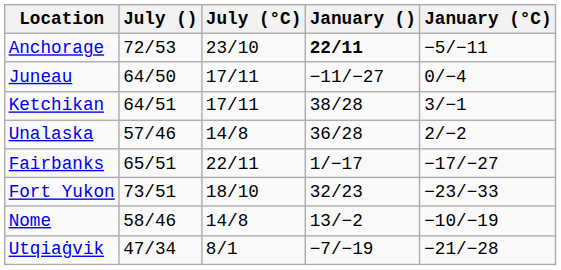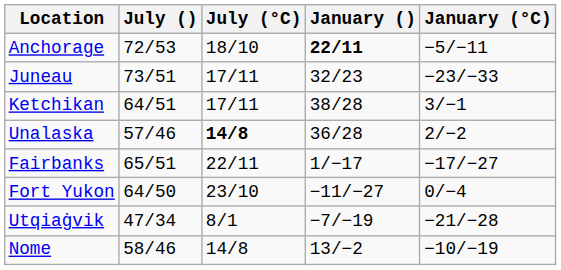(232, 48) 23/10 -> (232, 48) 18/10
(150, 77) 64/50 -> (150, 77) 73/51
(347, 77) −11/−27 -> (336, 77) 32/23
(445, 77) 0/−4 -> (461, 77) −23/−33
(227, 134) normal -> (227, 134) bold
(150, 192) 73/51 -> (150, 192) 64/50
(232, 192) 18/10 -> (232, 192) 23/10
(336, 192) 32/23 -> (347, 192) −11/−27
(461, 192) −23/−33 -> (445, 192) 0/−4
rows swapped: (30, 221) <-> (56, 250)
